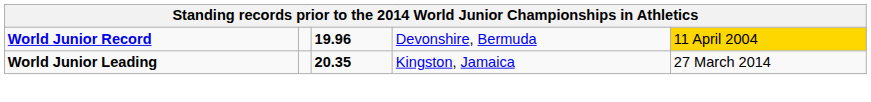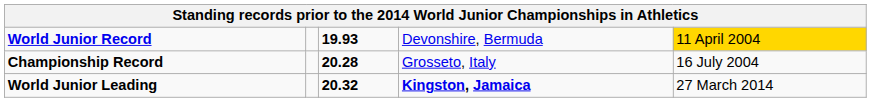(333, 39) 19.96 -> (340, 39) 19.93
+ row: (85, 62)
(333, 62) 20.35 -> (340, 85) 20.32
(455, 62) normal -> (466, 85) bold
